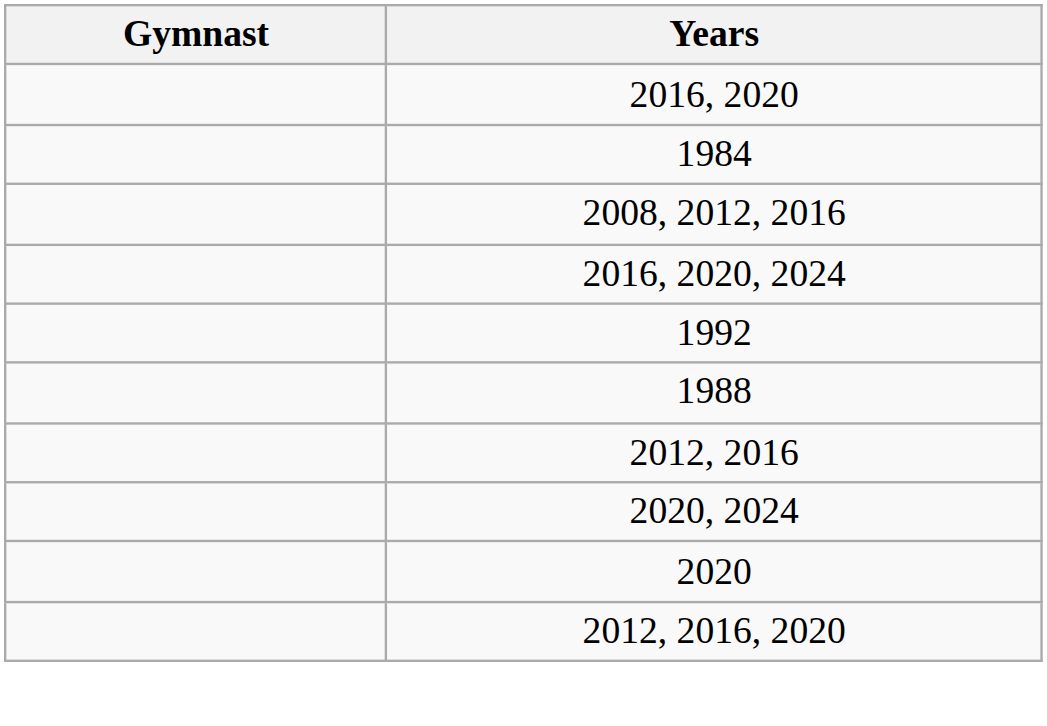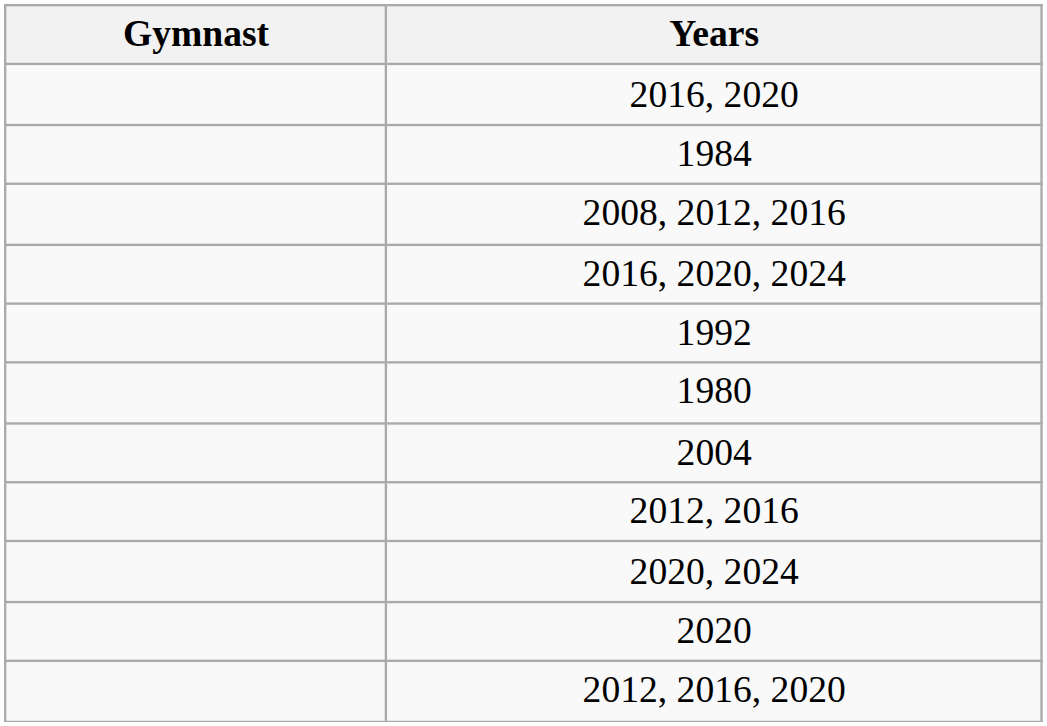- row: (714, 392)
+ row: (714, 392)
+ row: (714, 451)
